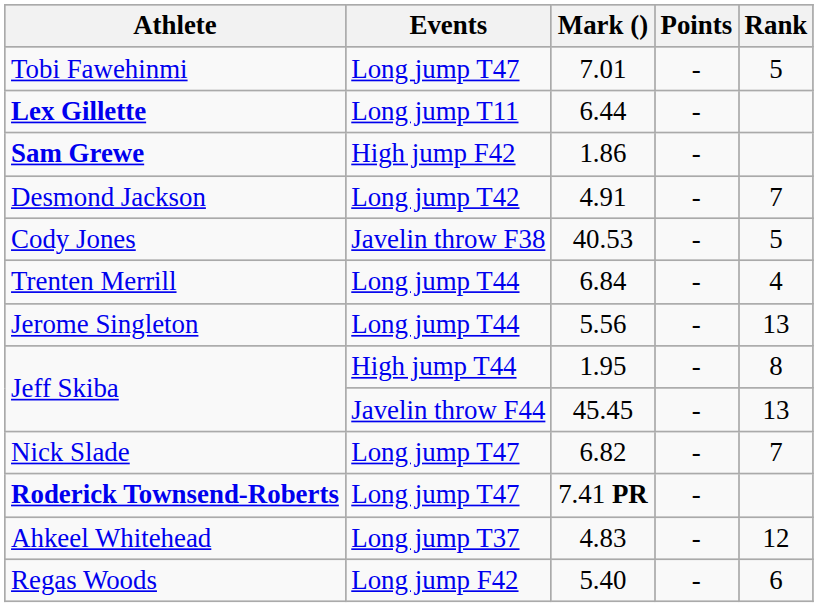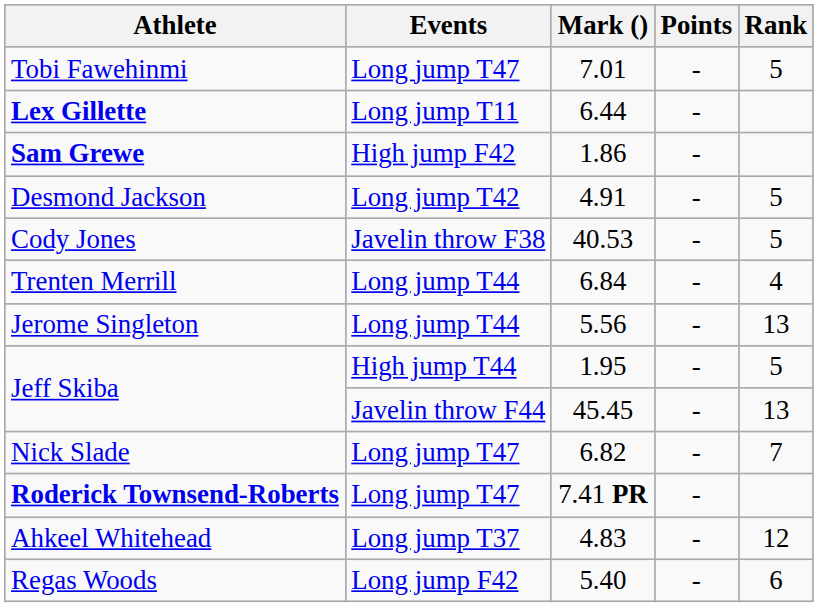(776, 196) 7 -> (776, 196) 5
(776, 366) 8 -> (776, 366) 5
